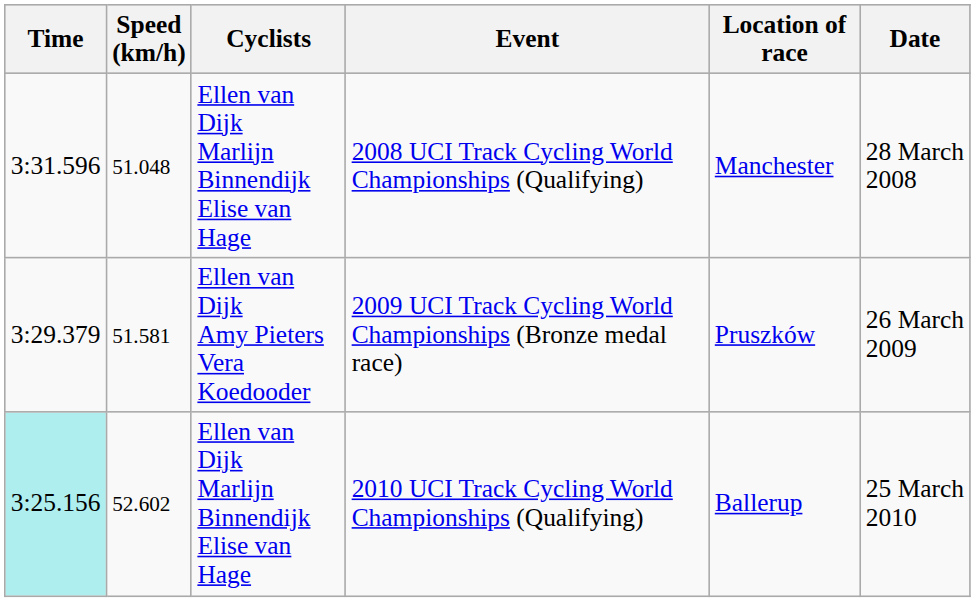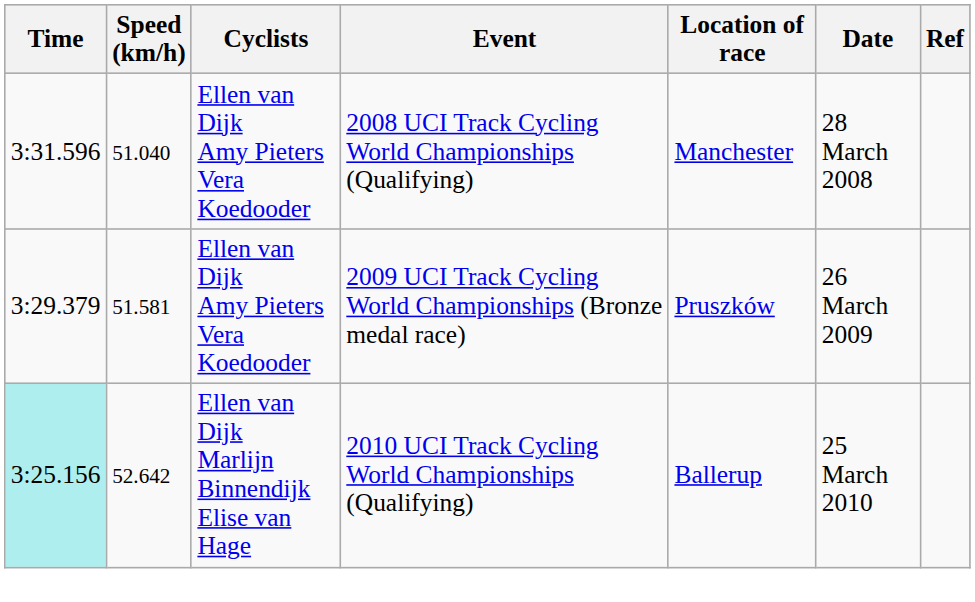+ column: (945, 38)
(141, 166) 51.048 -> (141, 152) 51.040
(254, 165) Ellen van Dijk Marlijn Binnendijk Elise van Hage -> (261, 150) Ellen van Dijk Amy Pieters Vera Koedooder
(141, 505) 52.602 -> (141, 476) 52.642
